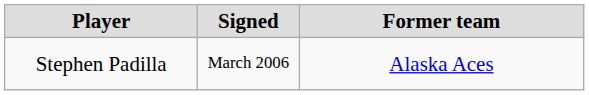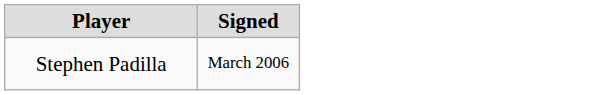- column: (441, 21)
